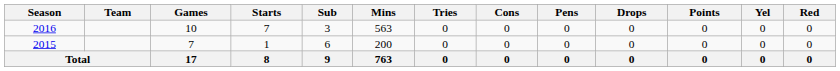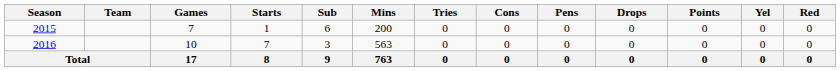rows swapped: (44, 43) <-> (44, 28)
